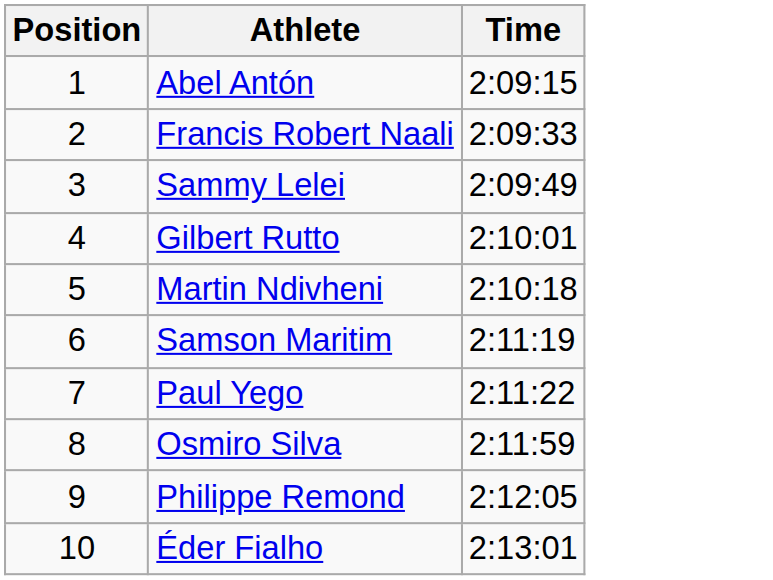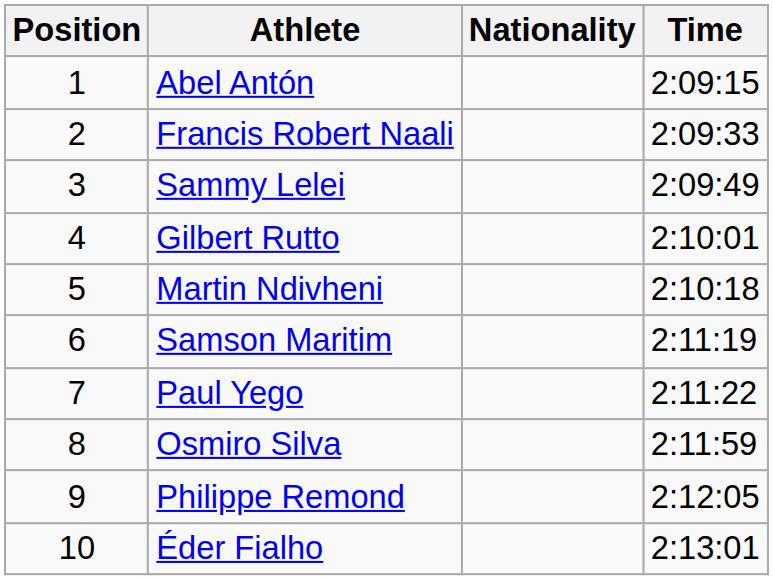+ column: (552, 30)
